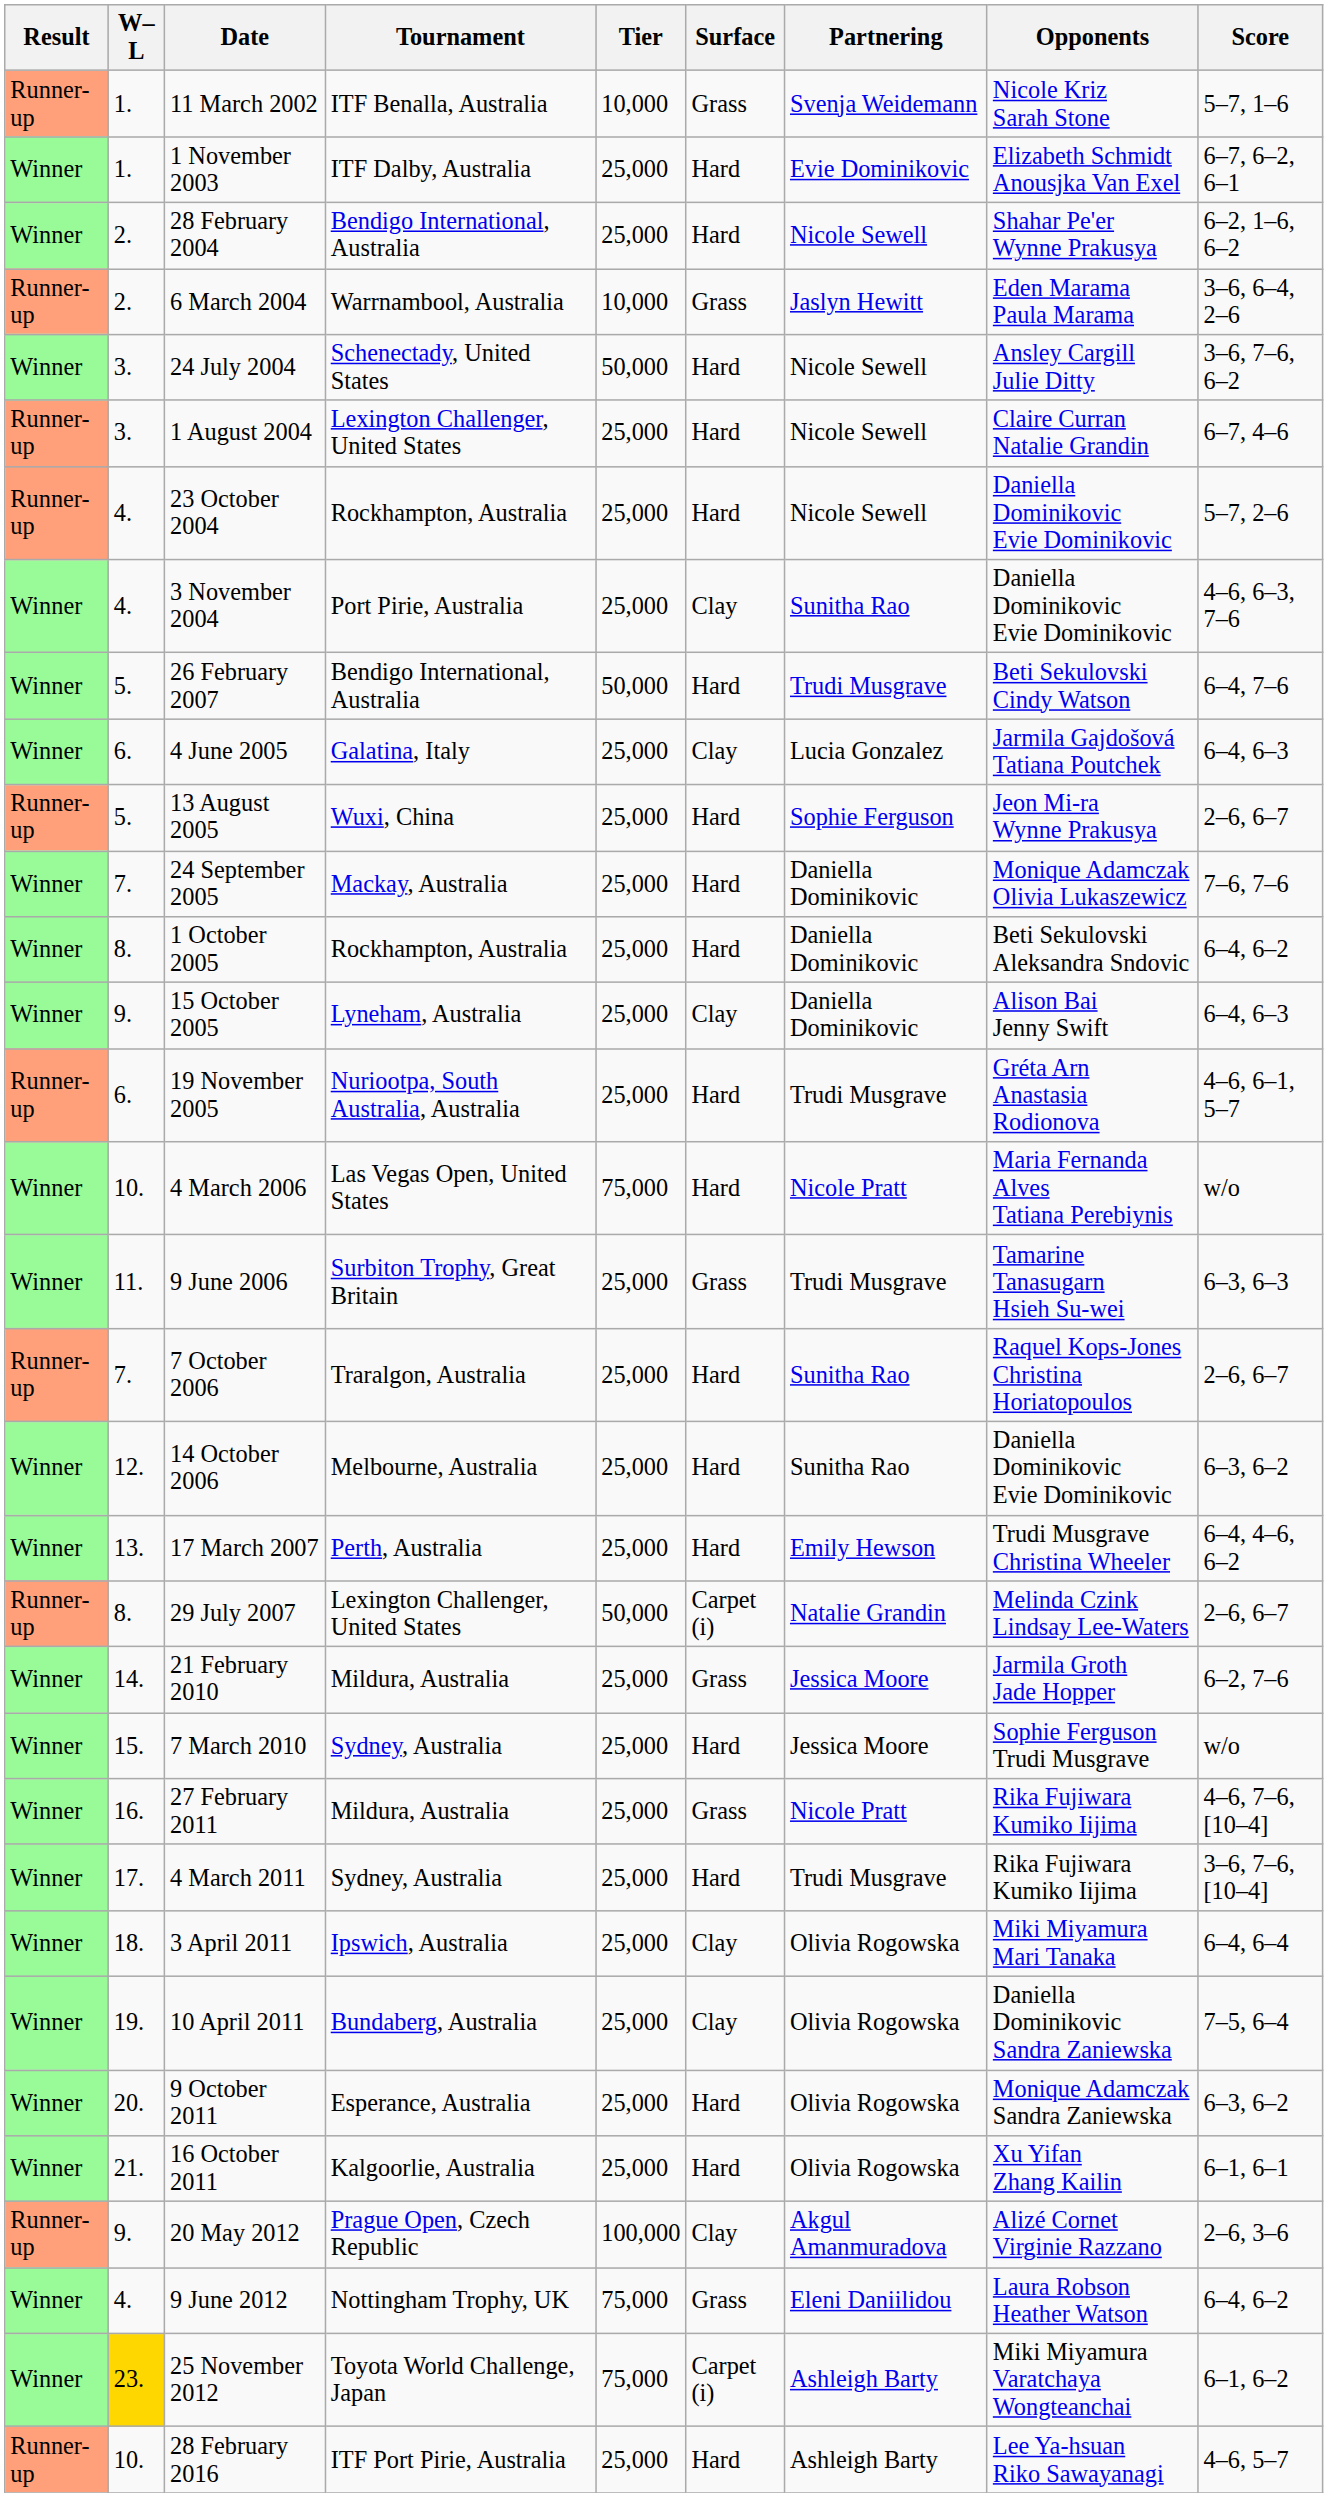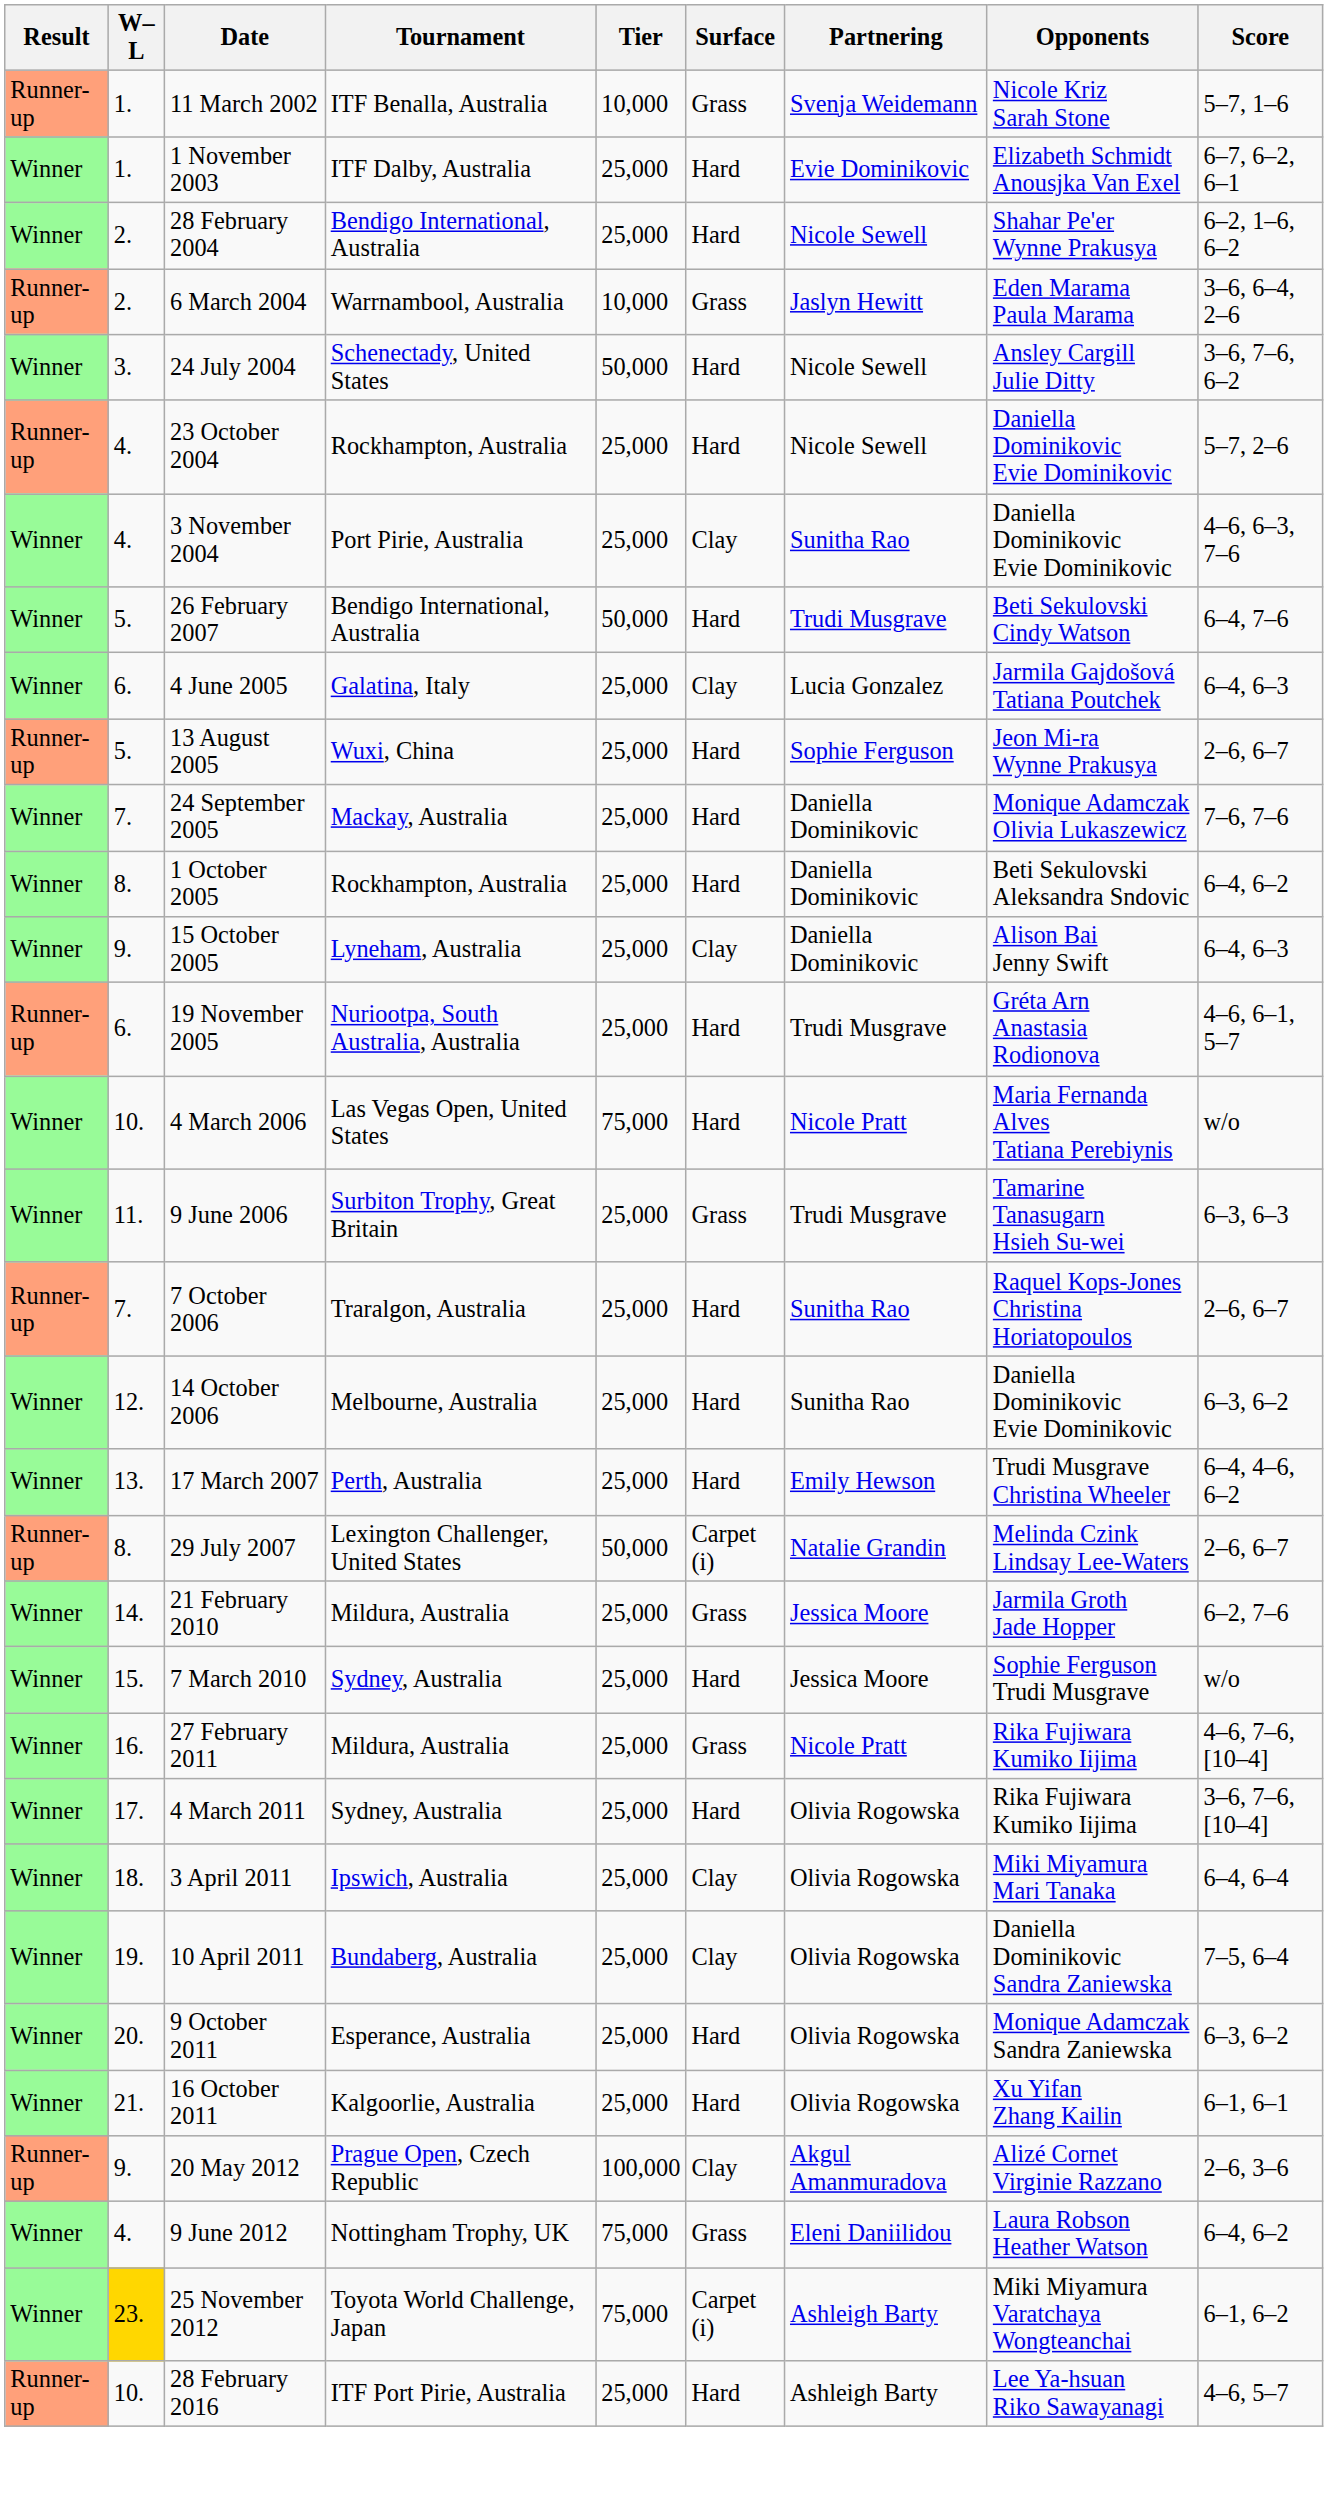- row: (241, 433)
(868, 1877) Trudi Musgrave -> (875, 1811) Olivia Rogowska
